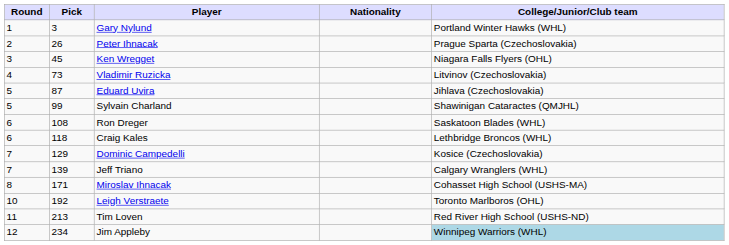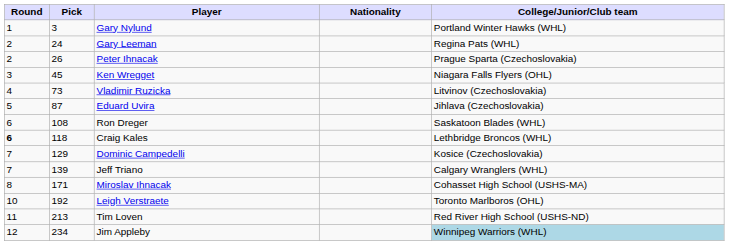+ row: (127, 43)
- row: (134, 106)
(9, 138) normal -> (9, 138) bold
